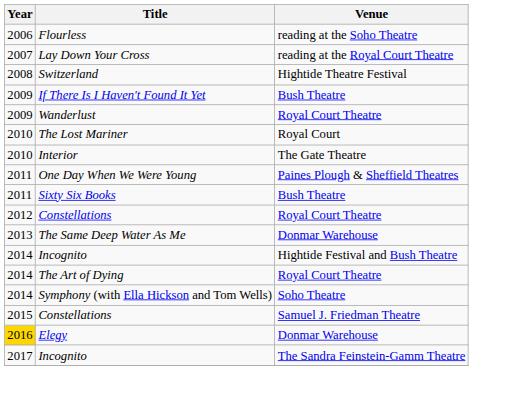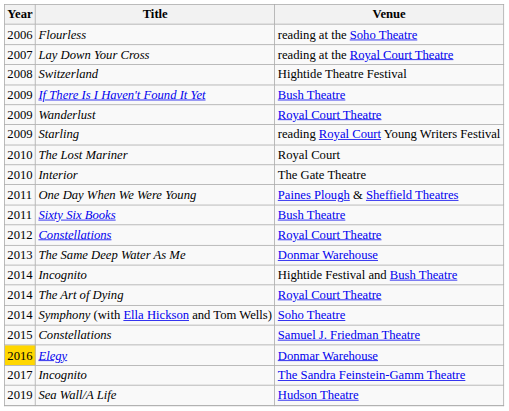+ row: (59, 134)
+ row: (77, 395)
